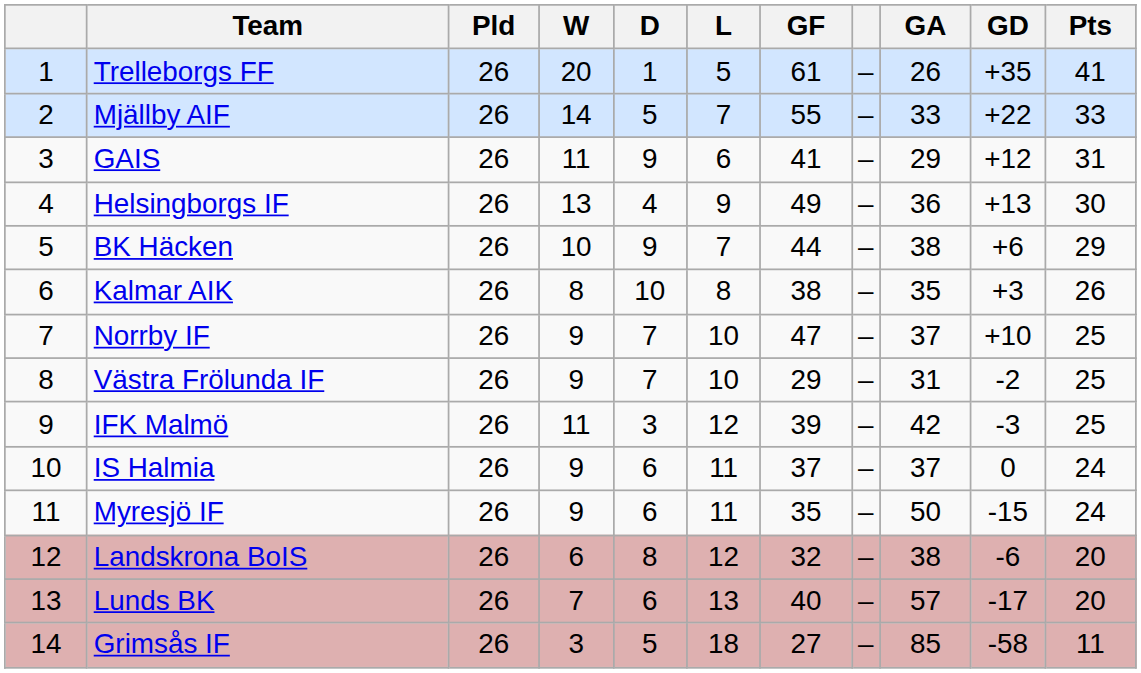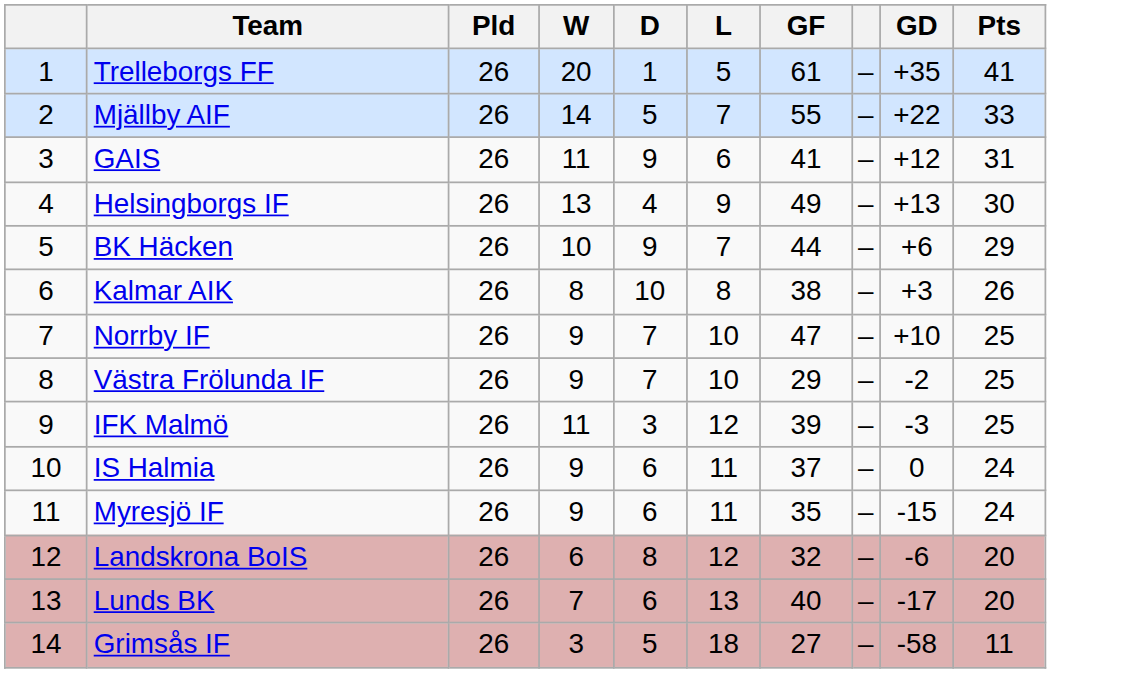- column: (925, 26)
